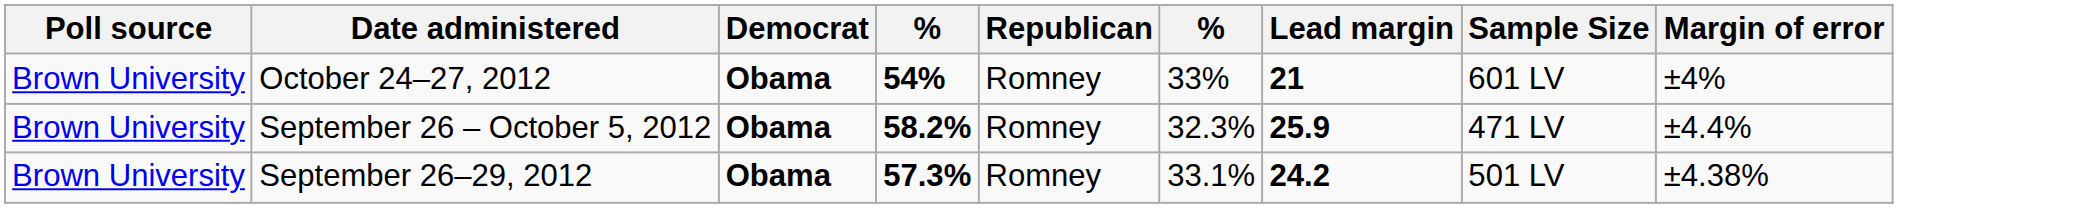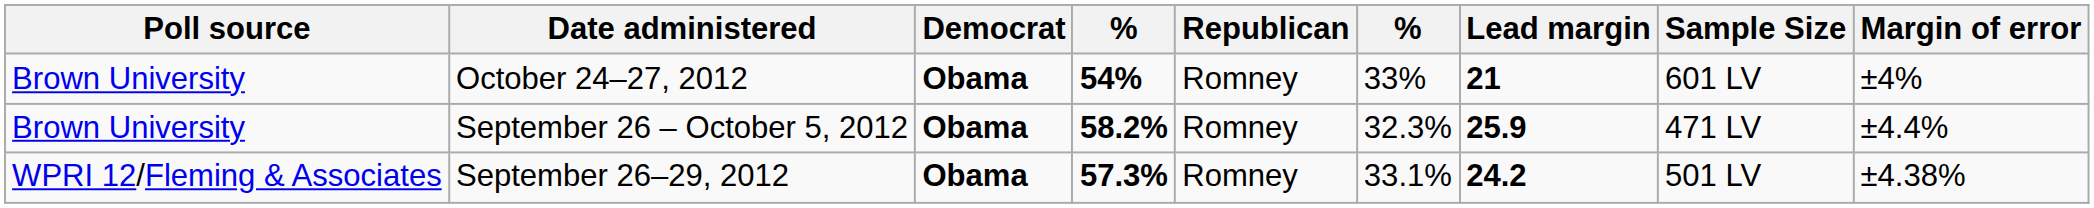(129, 176) Brown University -> (227, 176) WPRI 12/Fleming & Associates
